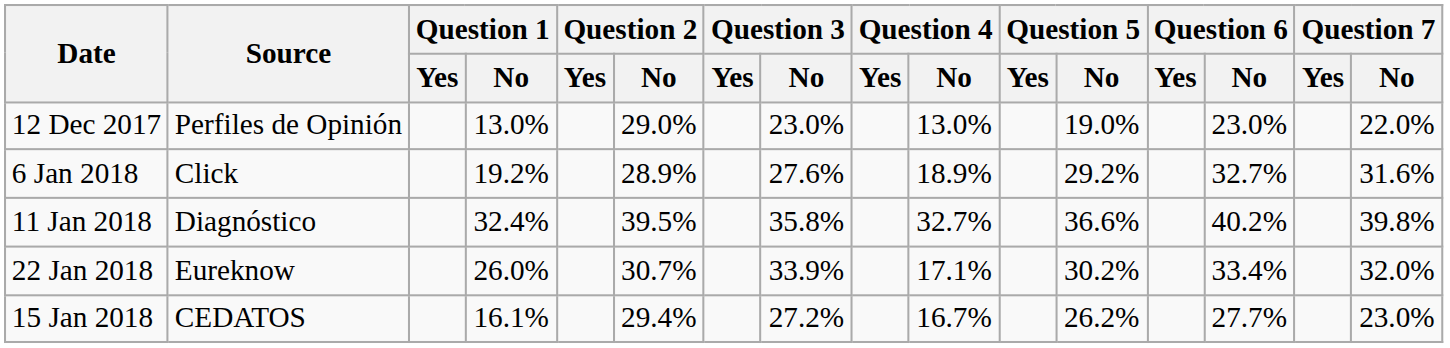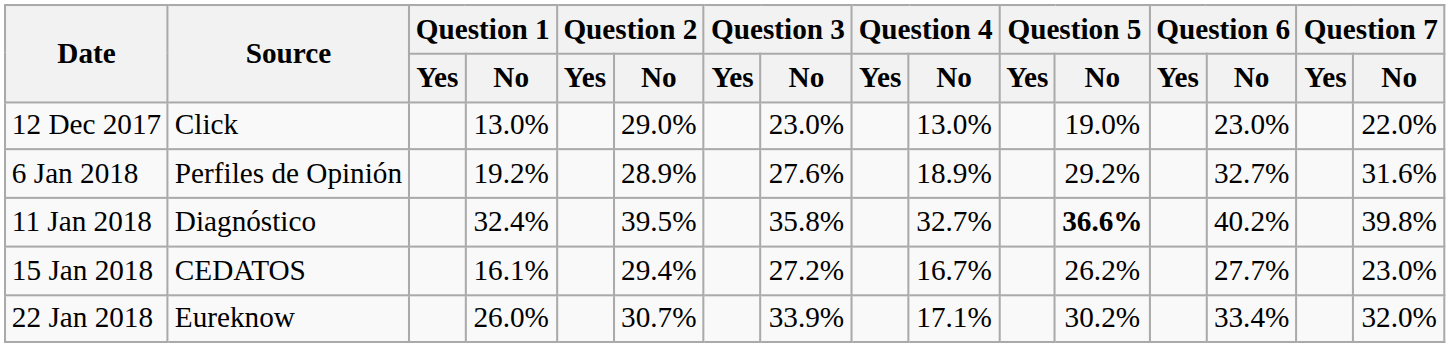(288, 125) Perfiles de Opinión -> (207, 125) Click
(207, 173) Click -> (288, 173) Perfiles de Opinión
(1102, 221) normal -> (1102, 221) bold
rows swapped: (82, 318) <-> (82, 270)
